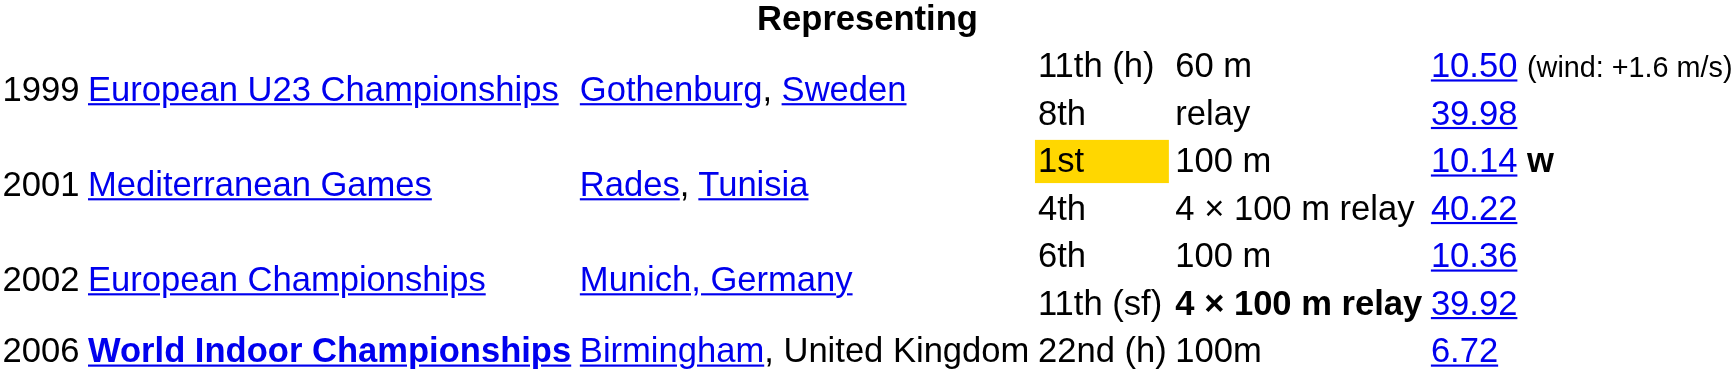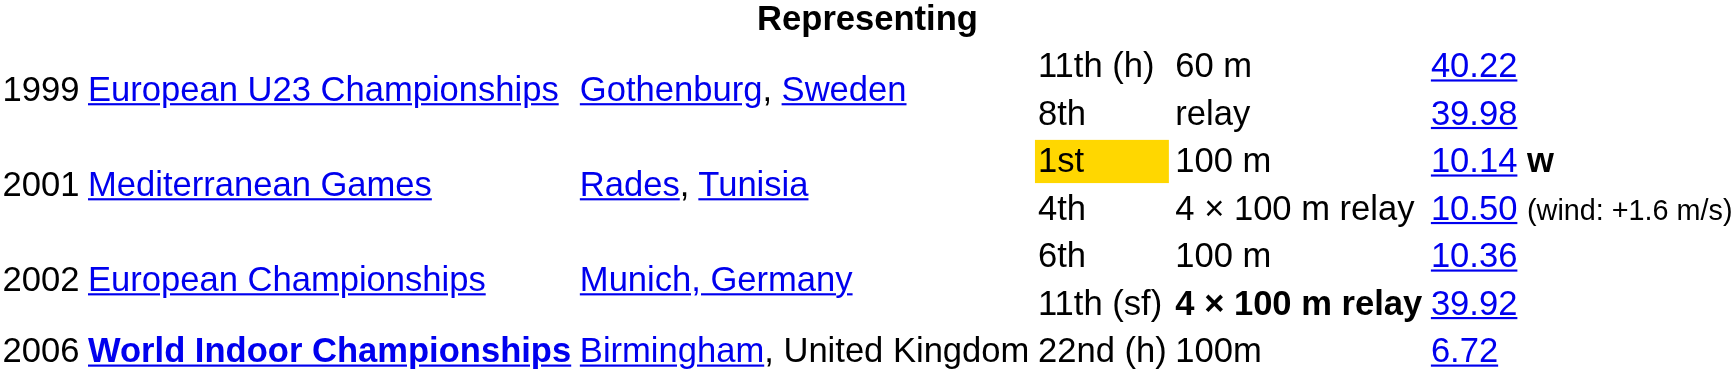(1582, 65) 10.50 (wind: +1.6 m/s) -> (1474, 65) 40.22
(1474, 208) 40.22 -> (1582, 208) 10.50 (wind: +1.6 m/s)
